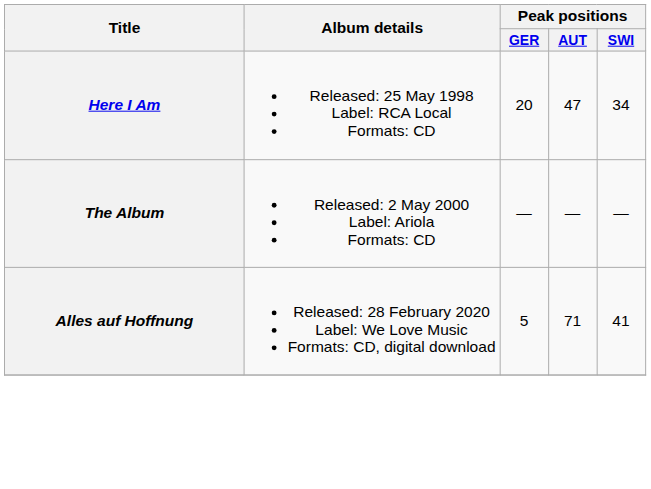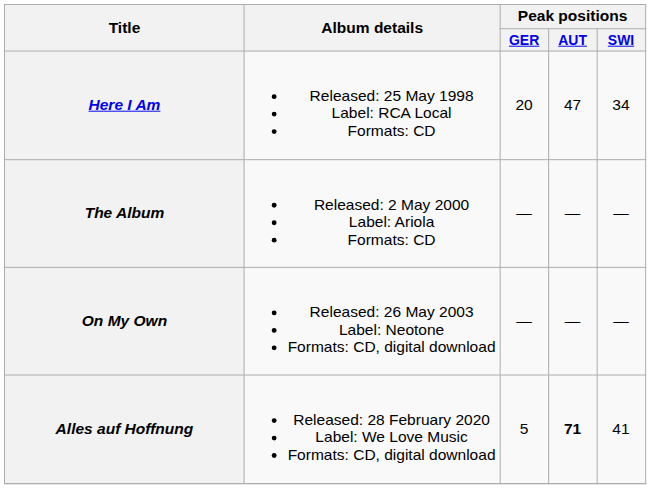+ row: (124, 321)
(573, 321) normal -> (573, 429) bold
